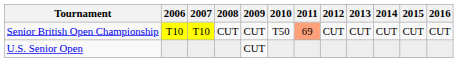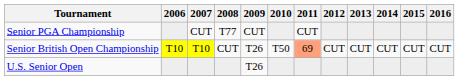+ row: (66, 31)
(254, 31) CUT -> (254, 49) T26
(254, 49) CUT -> (254, 66) T26
